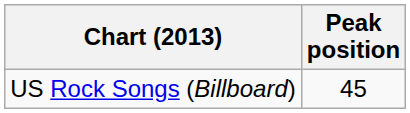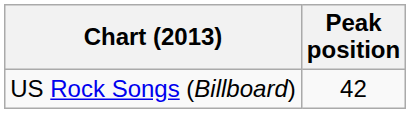(353, 88) 45 -> (353, 88) 42
